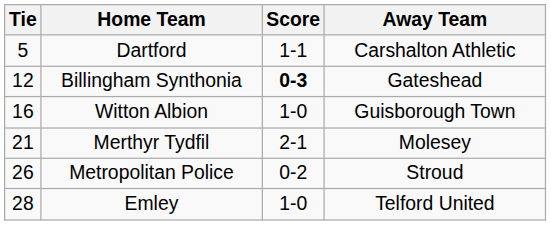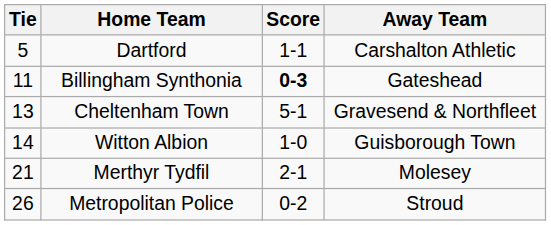(23, 81) 12 -> (23, 81) 11
+ row: (151, 111)
(23, 111) 16 -> (23, 142) 14
- row: (151, 204)
